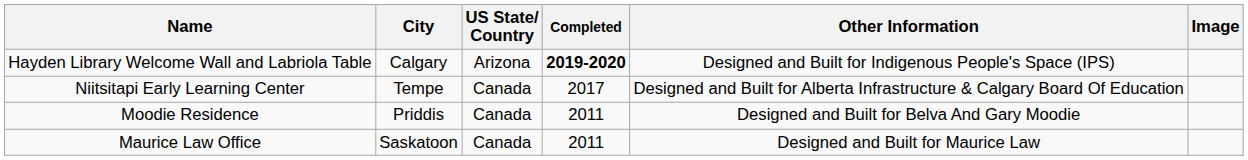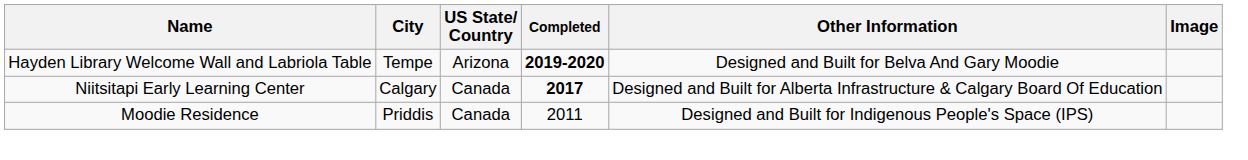(419, 62) Calgary -> (408, 62) Tempe
(909, 62) Designed and Built for Indigenous People's Space (IPS) -> (887, 62) Designed and Built for Belva And Gary Moodie
(419, 89) Tempe -> (408, 89) Calgary
(586, 89) normal -> (565, 89) bold
(909, 115) Designed and Built for Belva And Gary Moodie -> (887, 115) Designed and Built for Indigenous People's Space (IPS)
- row: (190, 141)
